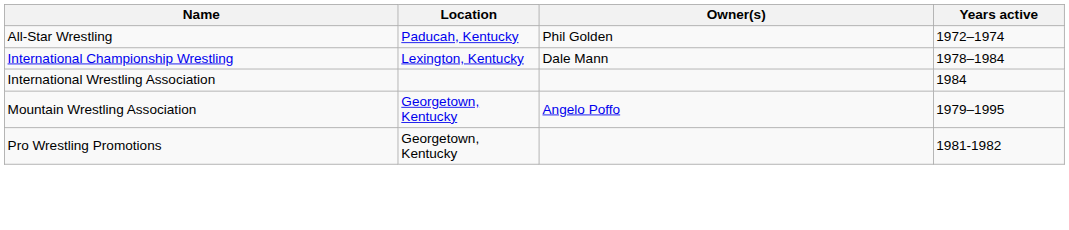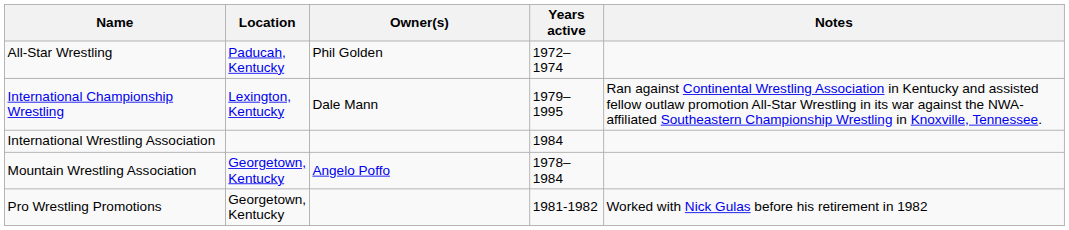+ column: (834, 22)
(970, 58) 1978–1984 -> (552, 104) 1979–1995
(970, 109) 1979–1995 -> (552, 170) 1978–1984
